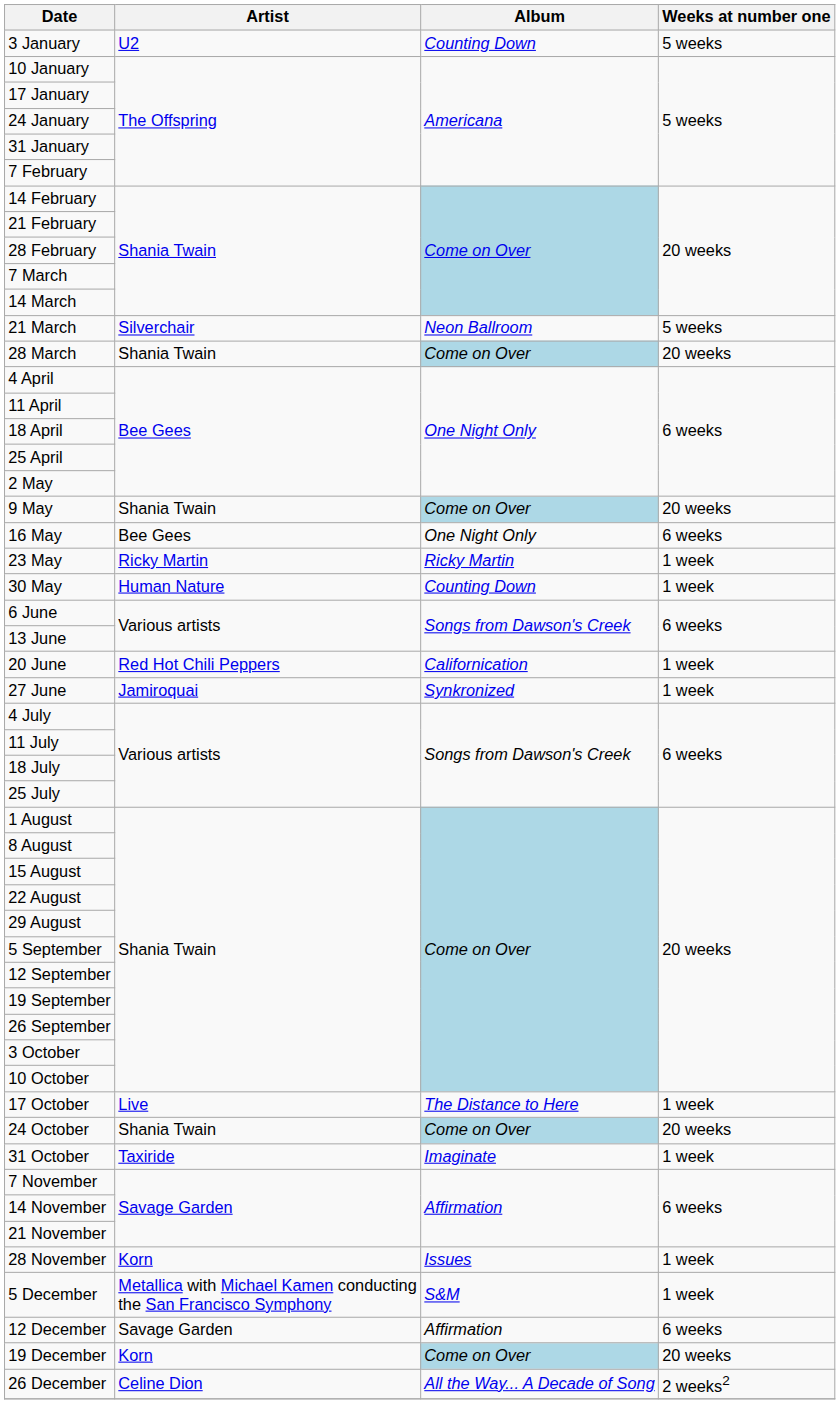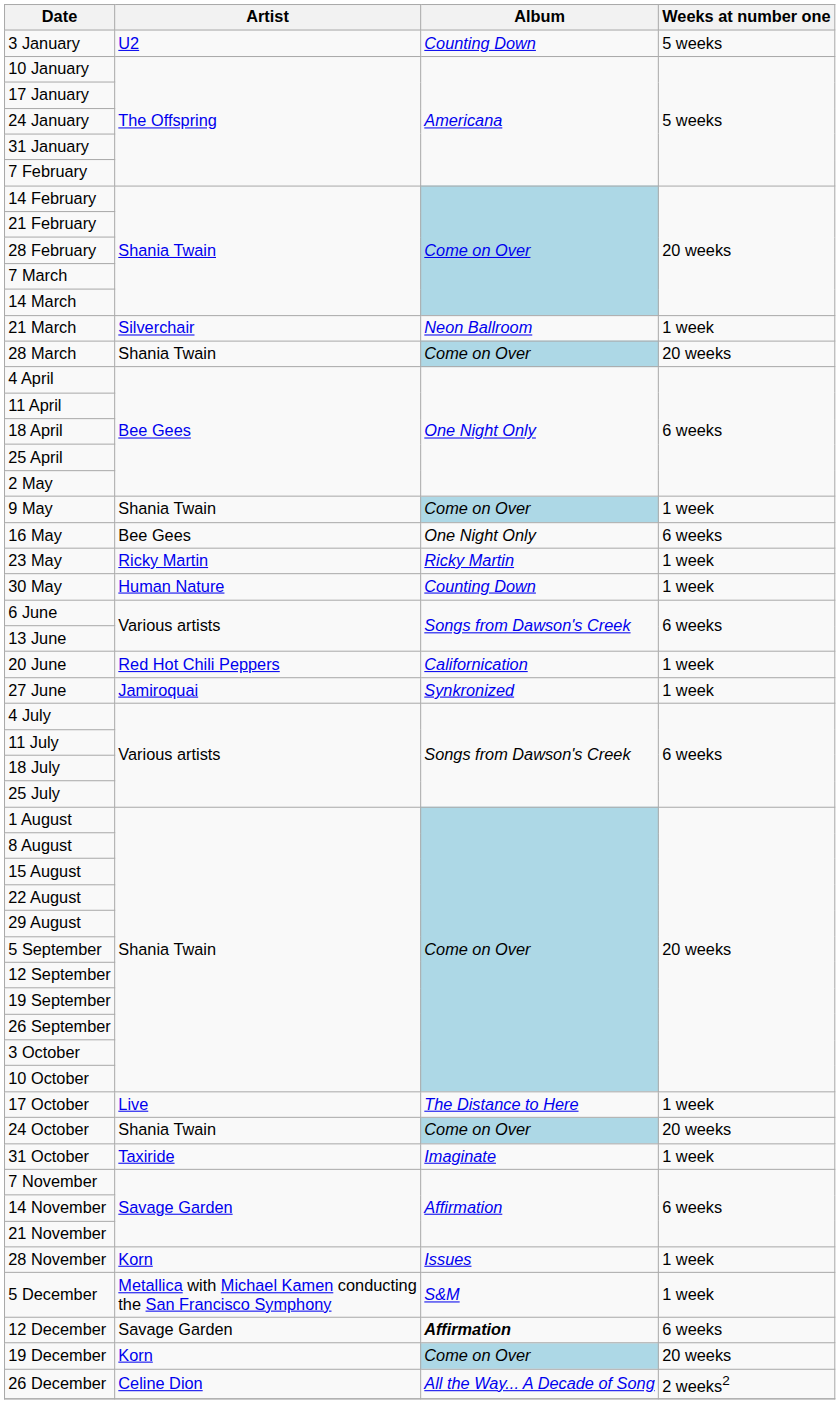(692, 328) 5 weeks -> (688, 328) 1 week
(697, 509) 20 weeks -> (688, 509) 1 week
(463, 1329) normal -> (468, 1329) bold
